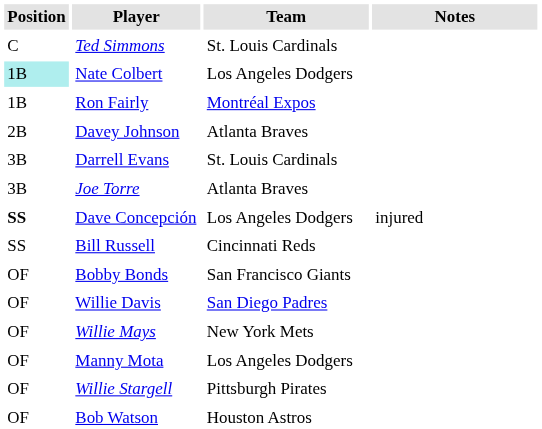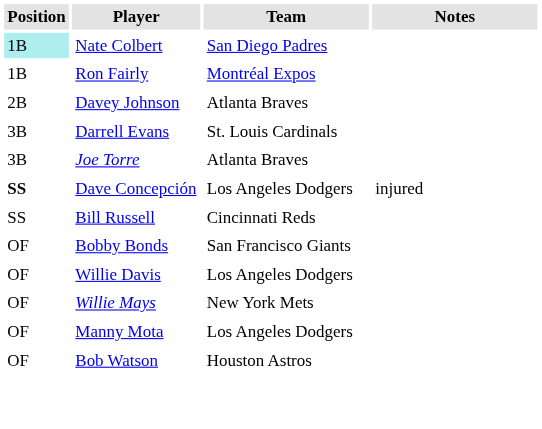- row: (120, 45)
(280, 74) Los Angeles Dodgers -> (267, 45) San Diego Padres
(267, 303) San Diego Padres -> (280, 274) Los Angeles Dodgers
- row: (124, 388)
